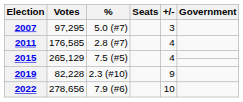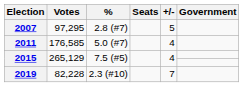(111, 27) 5.0 (#7) -> (111, 27) 2.8 (#7)
(172, 27) 3 -> (172, 27) 5
(111, 43) 2.8 (#7) -> (111, 43) 5.0 (#7)
(172, 74) 9 -> (172, 74) 7
- row: (26, 89)
